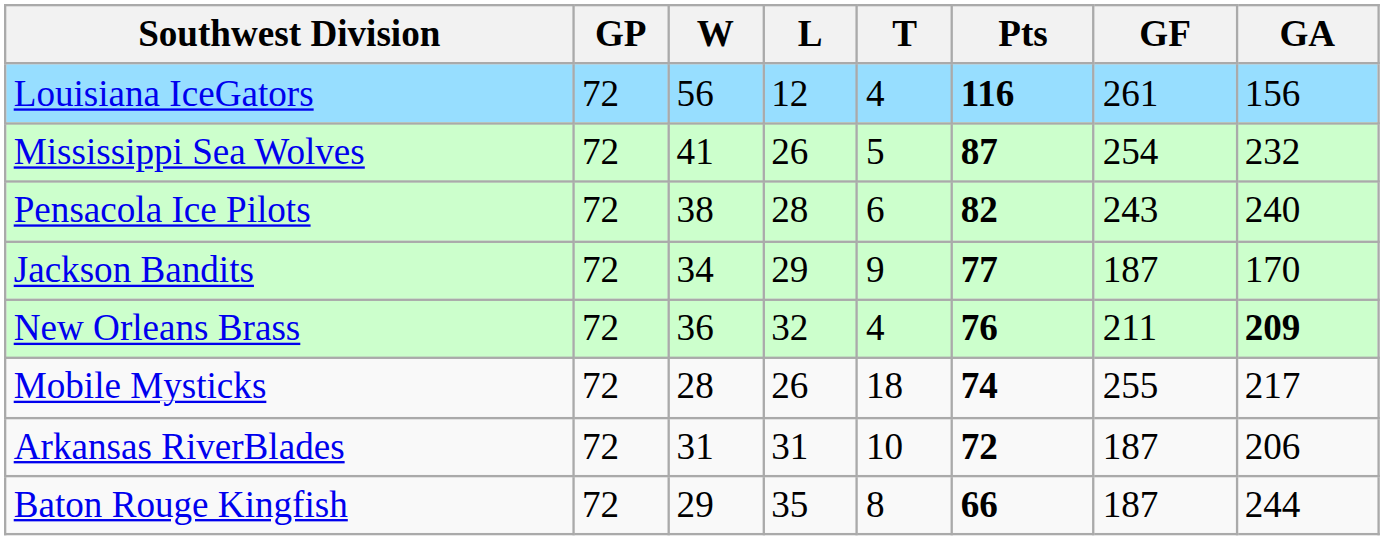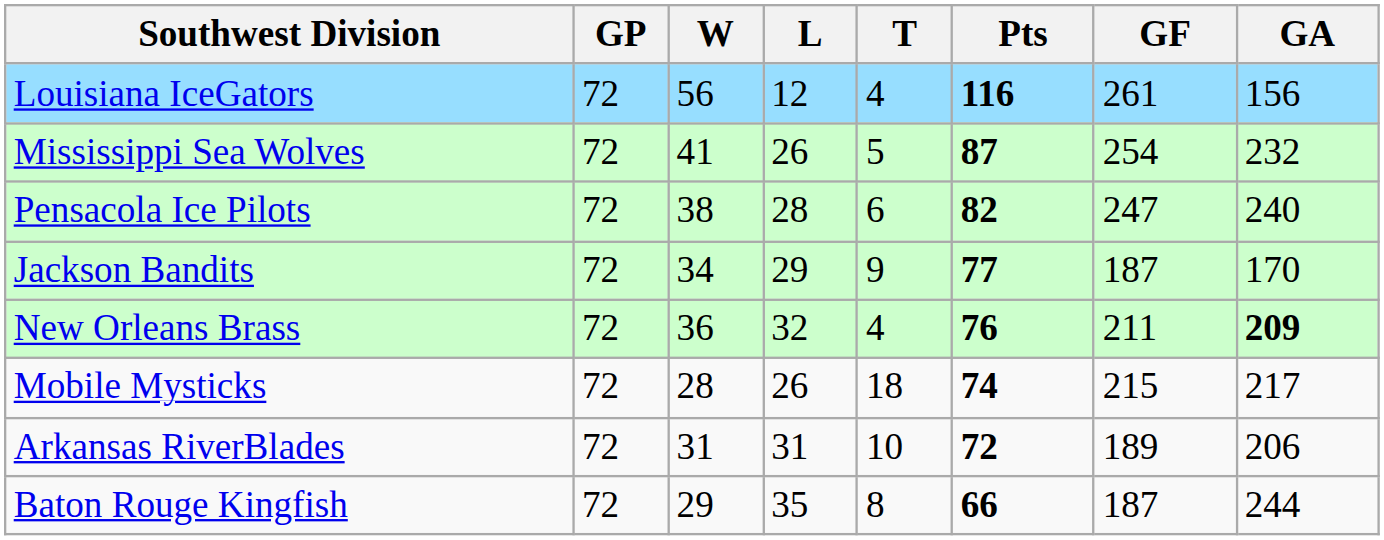(1131, 210) 243 -> (1131, 210) 247
(1131, 387) 255 -> (1131, 387) 215
(1131, 446) 187 -> (1131, 446) 189
